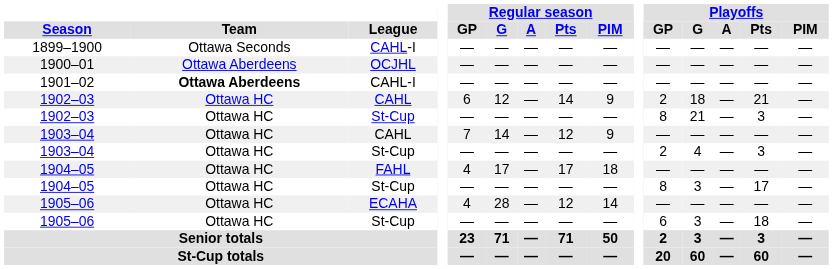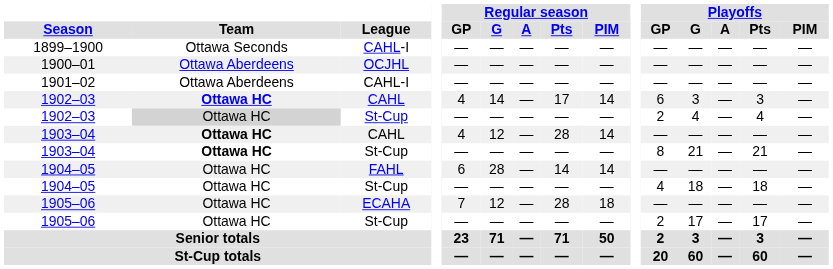(239, 82) bold -> (237, 82) normal
(239, 99) normal -> (237, 99) bold
(467, 99) 6 -> (461, 99) 4
(502, 99) 12 -> (497, 99) 14
(566, 99) 14 -> (562, 99) 17
(610, 99) 9 -> (607, 99) 14
(663, 99) 2 -> (660, 99) 6
(698, 99) 18 -> (696, 99) 3
(761, 99) 21 -> (760, 99) 3
(239, 117) no background -> (237, 117) lightgrey background
(663, 117) 8 -> (660, 117) 2
(698, 117) 21 -> (696, 117) 4
(761, 117) 3 -> (760, 117) 4
(239, 134) normal -> (237, 134) bold
(467, 134) 7 -> (461, 134) 4
(502, 134) 14 -> (497, 134) 12
(566, 134) 12 -> (562, 134) 28
(610, 134) 9 -> (607, 134) 14
(239, 151) normal -> (237, 151) bold
(663, 151) 2 -> (660, 151) 8
(698, 151) 4 -> (696, 151) 21
(761, 151) 3 -> (760, 151) 21
(467, 169) 4 -> (461, 169) 6
(502, 169) 17 -> (497, 169) 28
(566, 169) 17 -> (562, 169) 14
(610, 169) 18 -> (607, 169) 14
(663, 186) 8 -> (660, 186) 4
(698, 186) 3 -> (696, 186) 18
(761, 186) 17 -> (760, 186) 18
(467, 204) 4 -> (461, 204) 7
(502, 204) 28 -> (497, 204) 12
(566, 204) 12 -> (562, 204) 28
(610, 204) 14 -> (607, 204) 18
(663, 221) 6 -> (660, 221) 2
(698, 221) 3 -> (696, 221) 17
(761, 221) 18 -> (760, 221) 17
